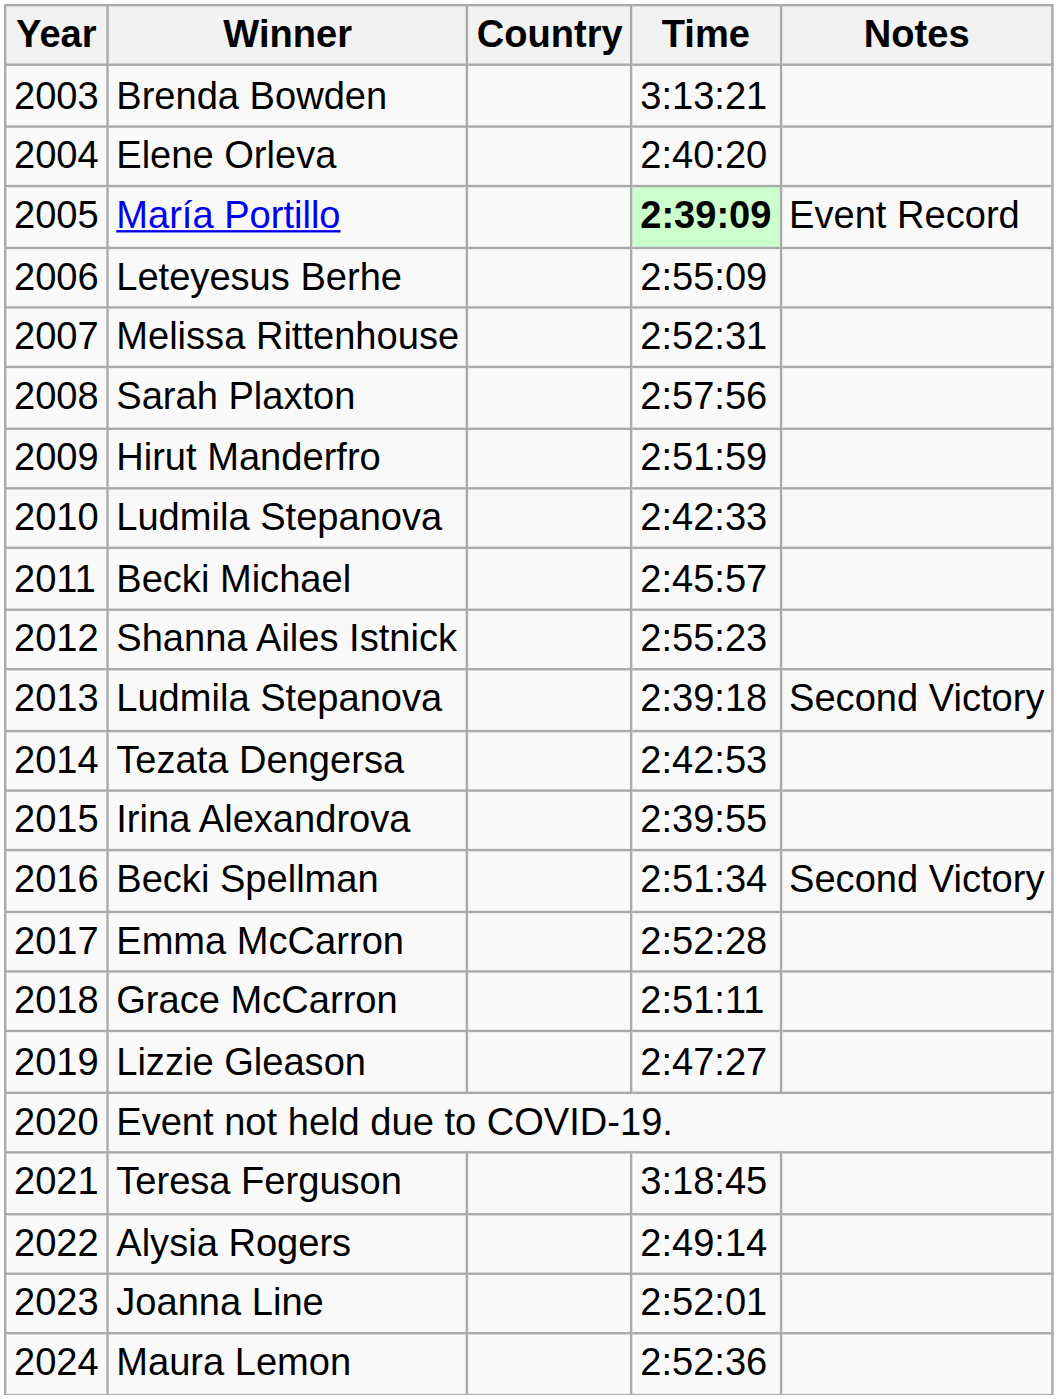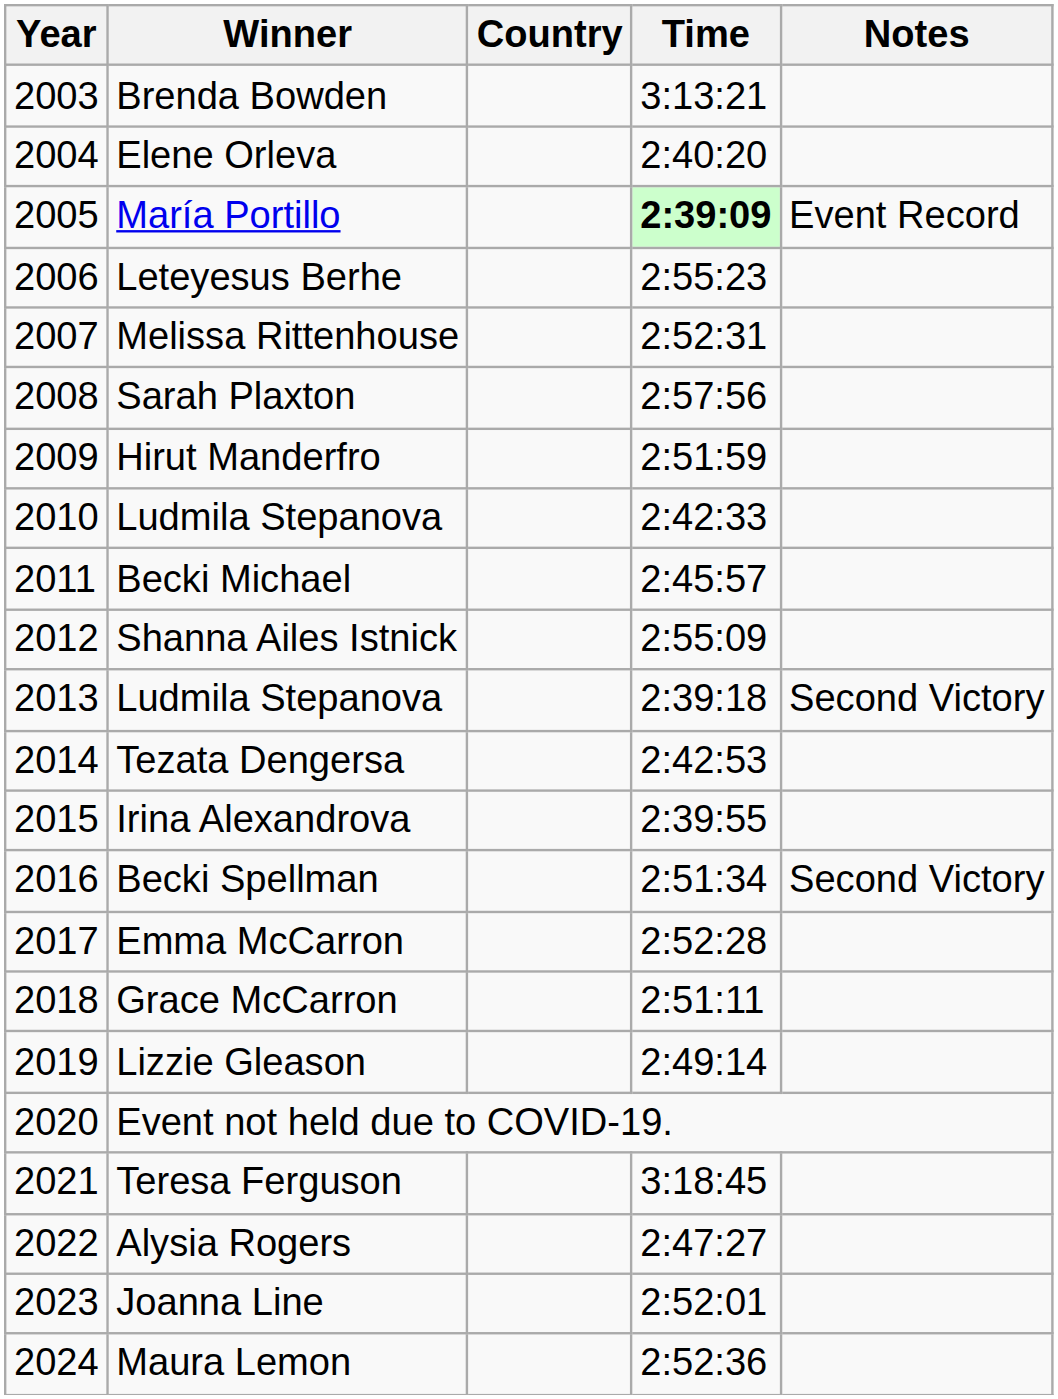(704, 276) 2:55:09 -> (704, 276) 2:55:23
(704, 638) 2:55:23 -> (704, 638) 2:55:09
(704, 1061) 2:47:27 -> (704, 1061) 2:49:14
(704, 1242) 2:49:14 -> (704, 1242) 2:47:27
